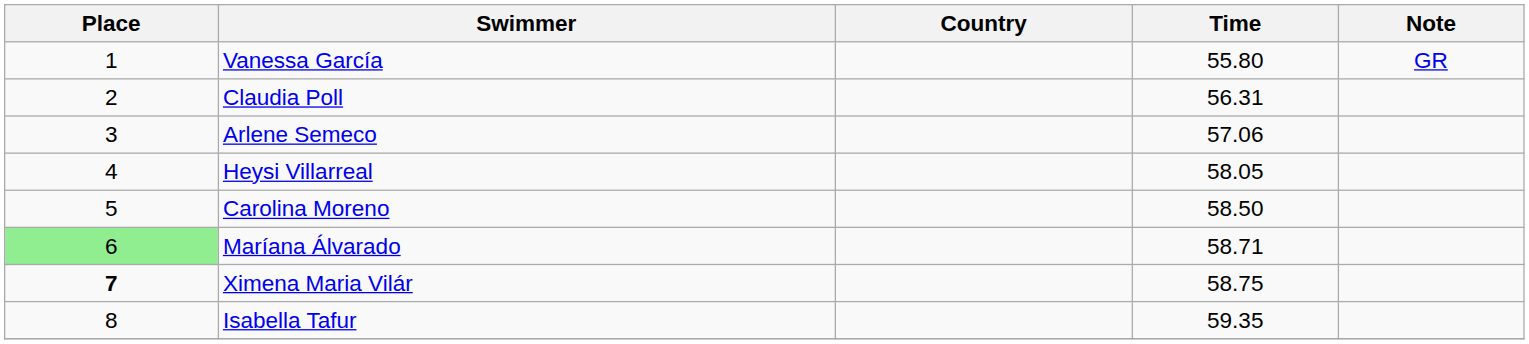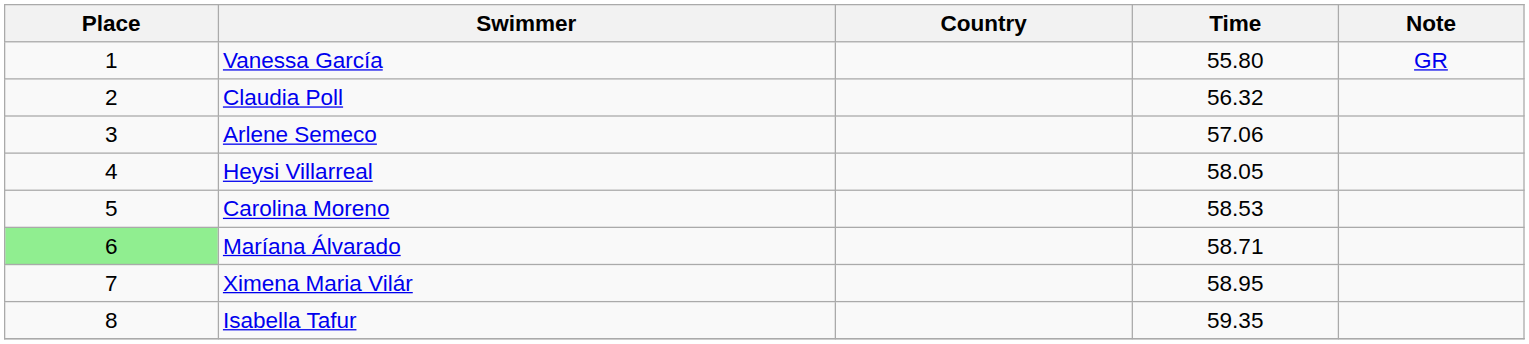(1235, 96) 56.31 -> (1235, 96) 56.32
(1235, 208) 58.50 -> (1235, 208) 58.53
(111, 282) bold -> (111, 282) normal
(1235, 282) 58.75 -> (1235, 282) 58.95
